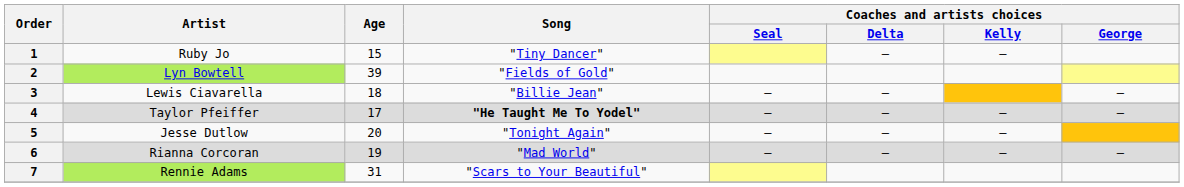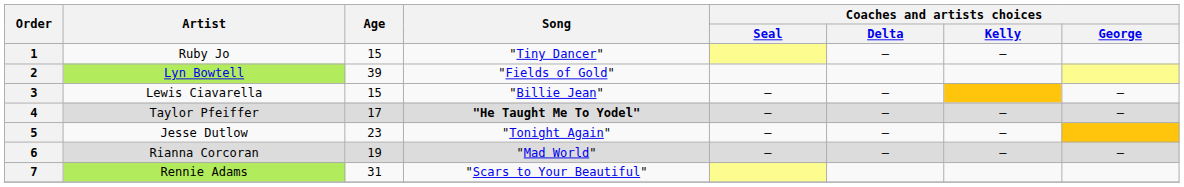(374, 93) 18 -> (374, 93) 15
(374, 133) 20 -> (374, 133) 23
